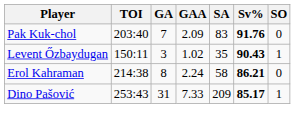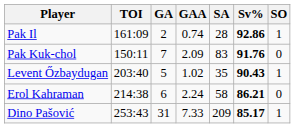+ row: (22, 34)
(131, 34) 203:40 -> (131, 53) 150:11
(131, 53) 150:11 -> (131, 73) 203:40
(164, 53) 3 -> (164, 73) 5
(164, 73) 8 -> (164, 93) 6
